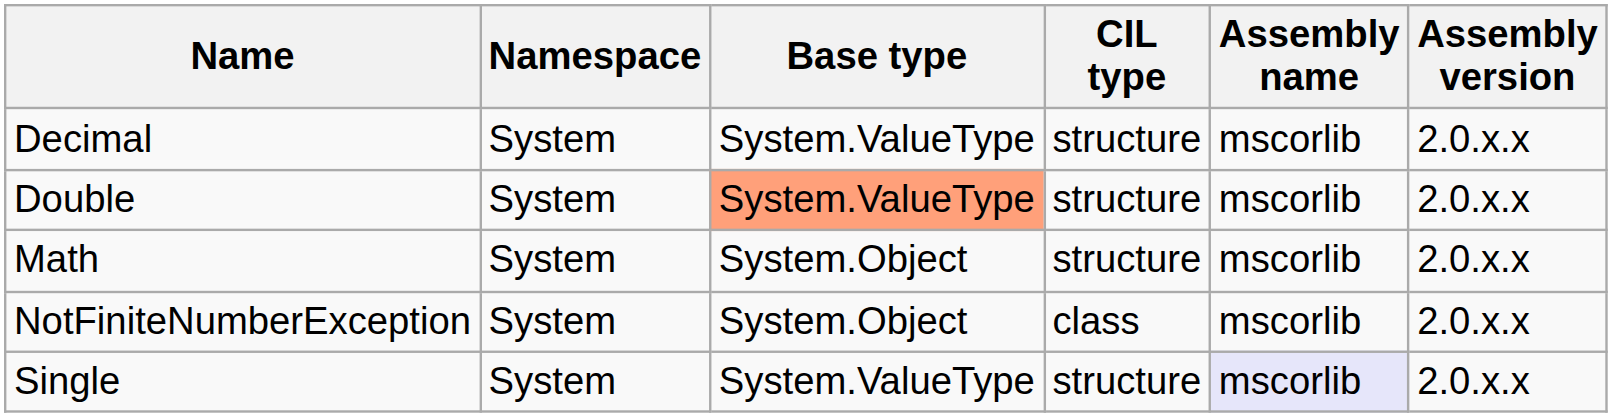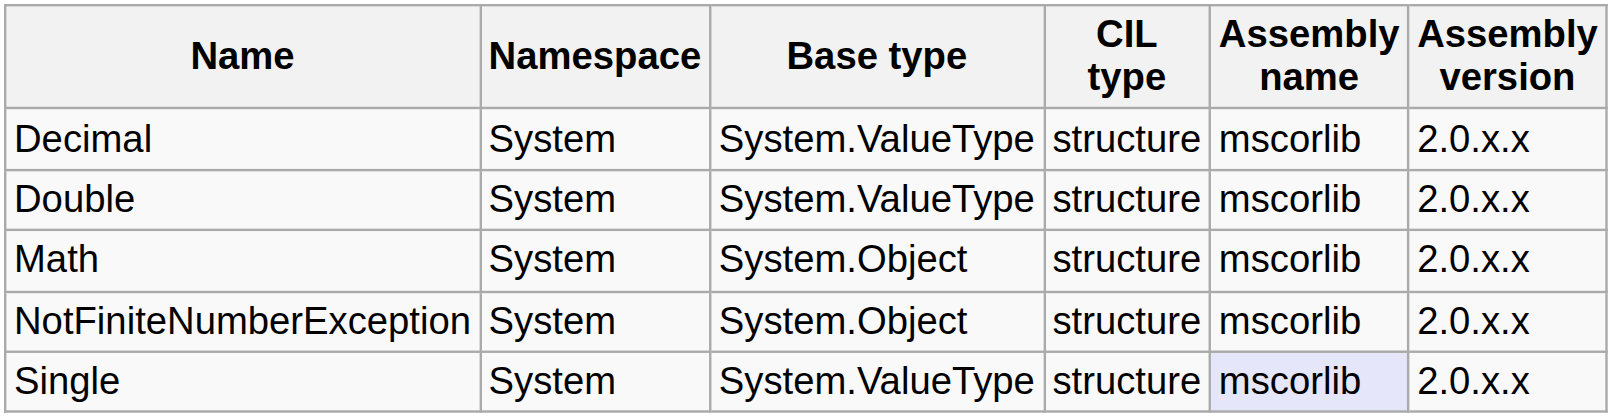(877, 199) lightsalmon background -> (877, 199) no background
(1096, 320) class -> (1127, 320) structure
